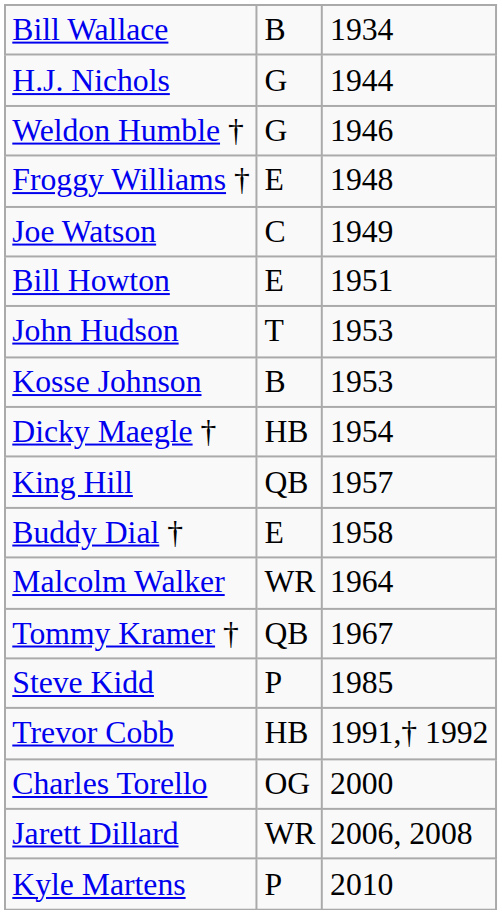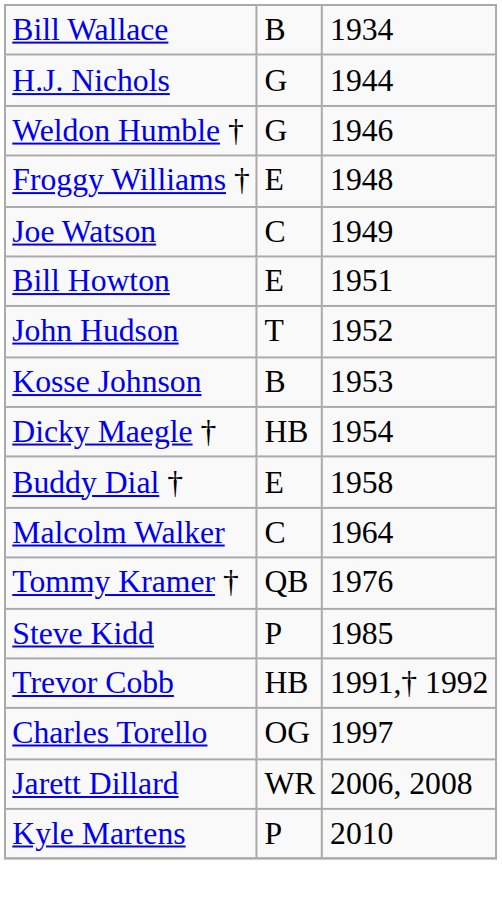(362, 331) 1953 -> (362, 331) 1952
- row: (73, 481)
(290, 582) WR -> (275, 532) C
(362, 632) 1967 -> (362, 582) 1976
(362, 783) 2000 -> (362, 733) 1997
